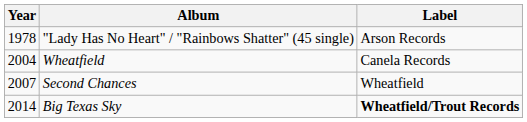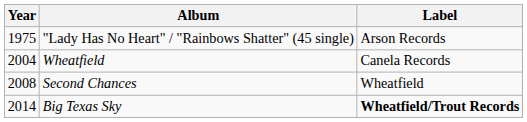(22, 38) 1978 -> (22, 38) 1975
(22, 83) 2007 -> (22, 83) 2008
